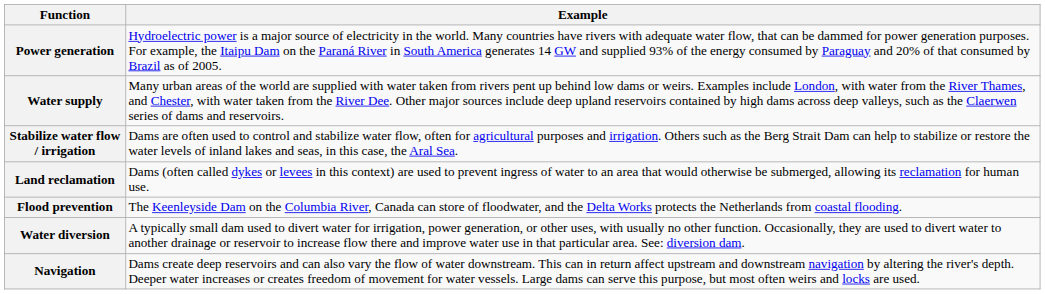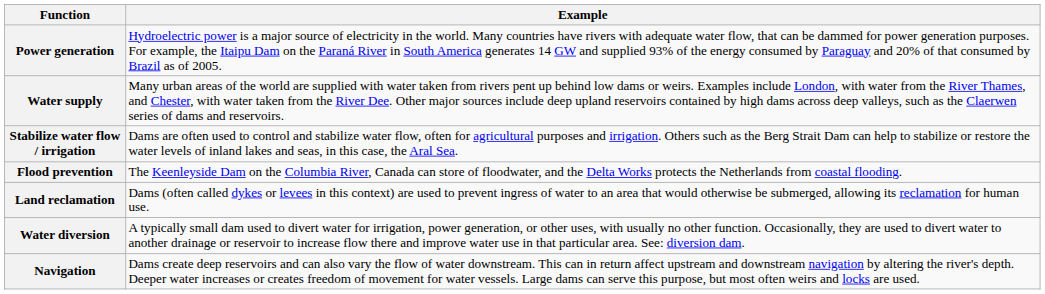rows swapped: (65, 207) <-> (65, 179)
